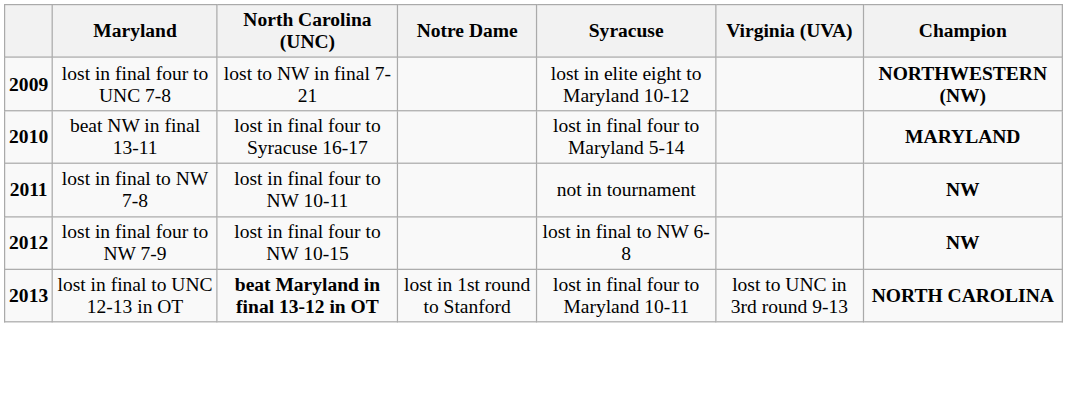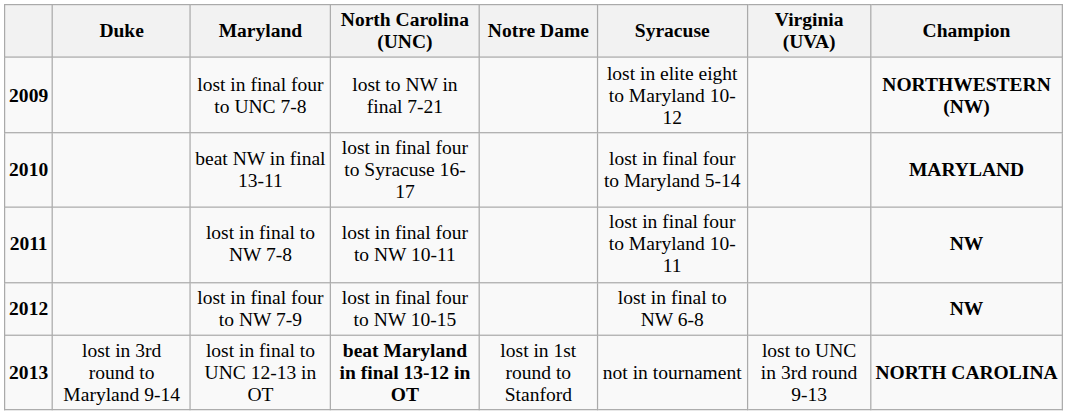+ column: (122, 30)
(626, 189) not in tournament -> (672, 244) lost in final four to Maryland 10-11
(626, 295) lost in final four to Maryland 10-11 -> (672, 372) not in tournament
